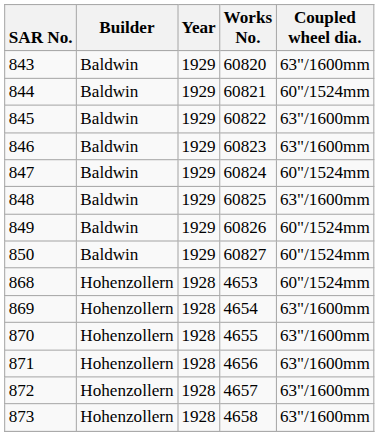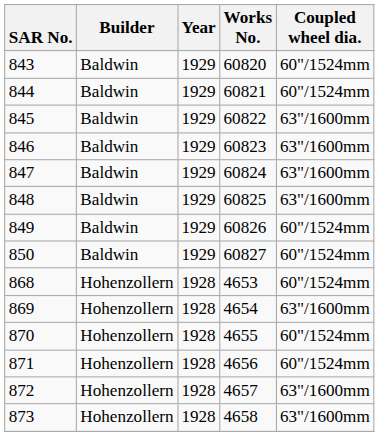(325, 64) 63"/1600mm -> (325, 64) 60"/1524mm
(325, 173) 60"/1524mm -> (325, 173) 63"/1600mm
(325, 335) 63"/1600mm -> (325, 335) 60"/1524mm
(325, 363) 63"/1600mm -> (325, 363) 60"/1524mm
